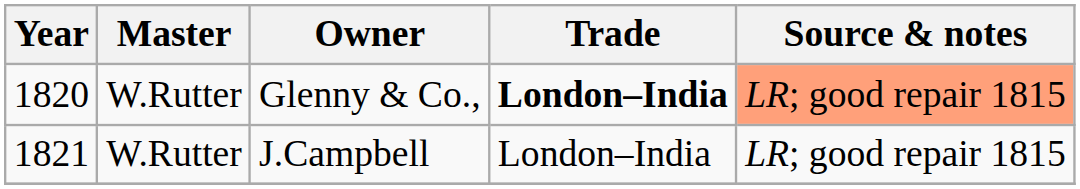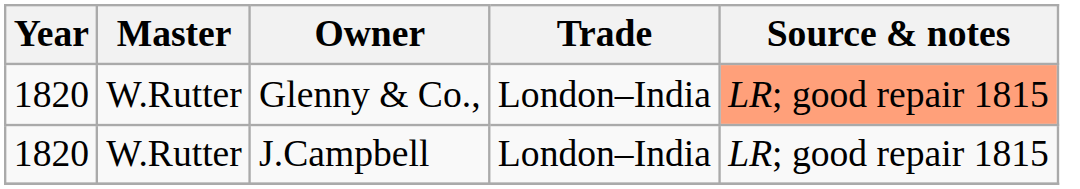(613, 93) bold -> (604, 93) normal
(51, 153) 1821 -> (51, 153) 1820
